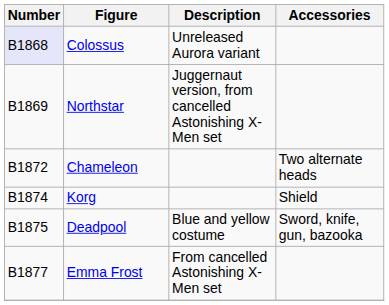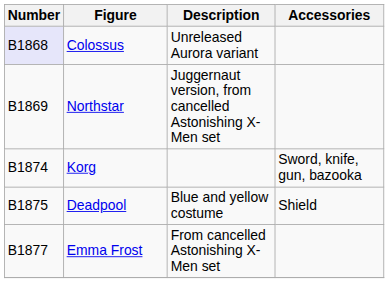- row: (102, 167)
(298, 197) Shield -> (320, 167) Sword, knife, gun, bazooka
(321, 227) Sword, knife, gun, bazooka -> (298, 205) Shield
